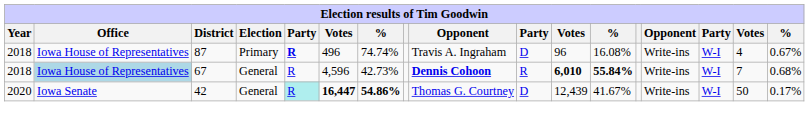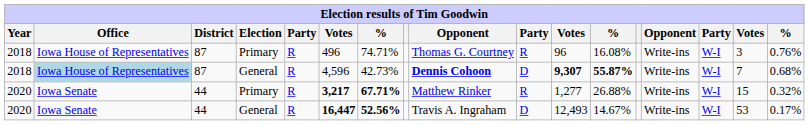(292, 52) bold -> (291, 52) normal
(380, 52) 74.74% -> (380, 52) 74.71%
(459, 52) Travis A. Ingraham -> (463, 52) Thomas G. Courtney
(524, 52) D -> (524, 52) R
(739, 52) 4 -> (739, 52) 3
(786, 52) 0.67% -> (786, 52) 0.76%
(200, 71) 67 -> (200, 71) 87
(524, 71) R -> (524, 71) D
(568, 71) 6,010 -> (568, 71) 9,307
(613, 71) 55.84% -> (613, 71) 55.87%
+ row: (19, 91)
(200, 91) 42 -> (200, 110) 44
(291, 91) paleturquoise background -> (291, 110) no background
(381, 91) 54.86% -> (381, 110) 52.56%
(463, 91) Thomas G. Courtney -> (459, 110) Travis A. Ingraham
(571, 91) 12,439 -> (571, 110) 12,493
(612, 91) 41.67% -> (612, 110) 14.67%
(742, 91) 50 -> (742, 110) 53
